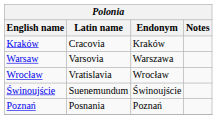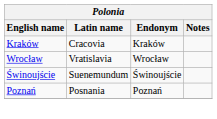- row: (22, 59)
